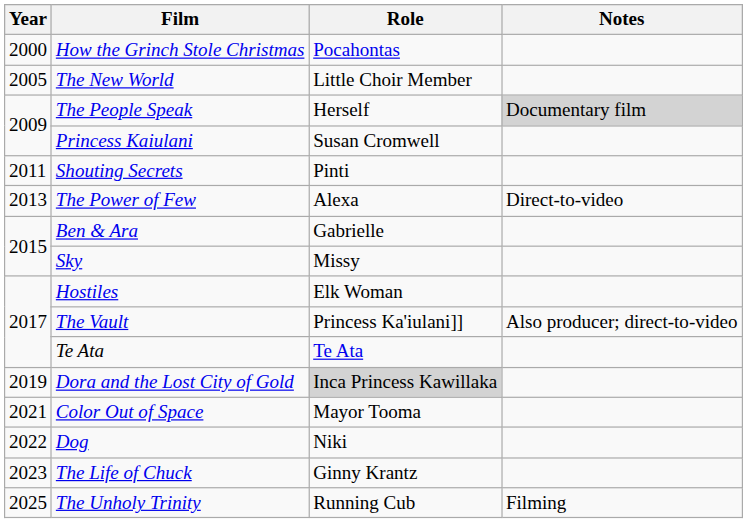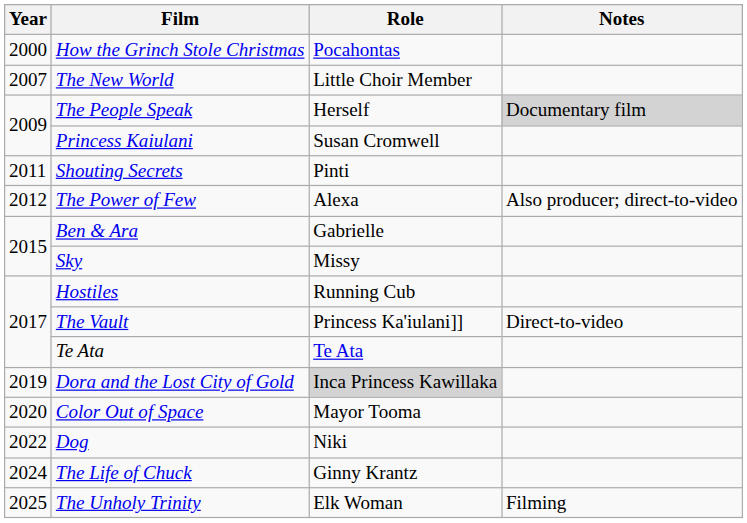(28, 79) 2005 -> (28, 79) 2007
(28, 200) 2013 -> (28, 200) 2012
(565, 200) Direct-to-video -> (622, 200) Also producer; direct-to-video
(358, 291) Elk Woman -> (364, 291) Running Cub
(622, 321) Also producer; direct-to-video -> (565, 321) Direct-to-video
(28, 412) 2021 -> (28, 412) 2020
(28, 472) 2023 -> (28, 472) 2024
(364, 502) Running Cub -> (358, 502) Elk Woman
